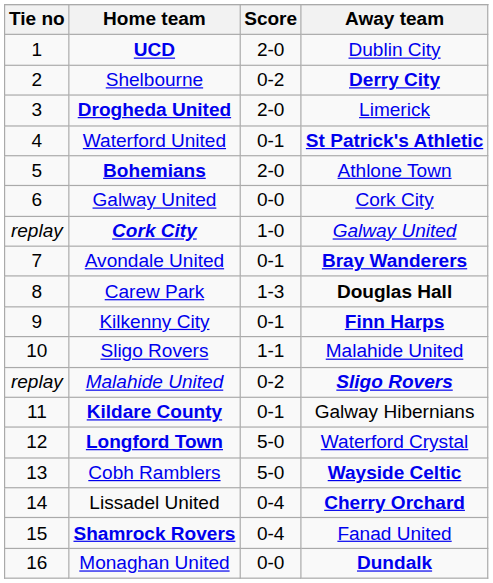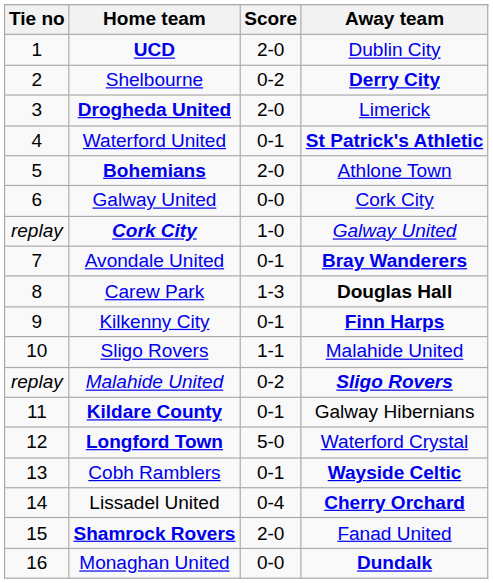(271, 472) 5-0 -> (271, 472) 0-1
(271, 532) 0-4 -> (271, 532) 2-0
